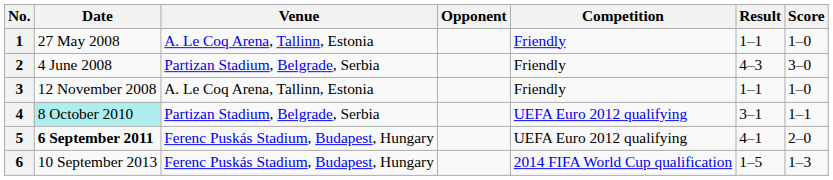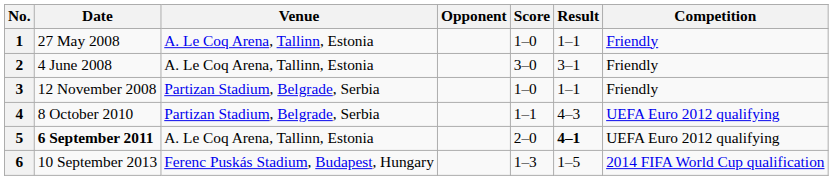columns swapped: (806, 16) <-> (623, 16)
(272, 65) Partizan Stadium, Belgrade, Serbia -> (269, 65) A. Le Coq Arena, Tallinn, Estonia
(751, 65) 4–3 -> (569, 65) 3–1
(269, 89) A. Le Coq Arena, Tallinn, Estonia -> (272, 89) Partizan Stadium, Belgrade, Serbia
(85, 114) paleturquoise background -> (85, 114) no background
(751, 114) 3–1 -> (569, 114) 4–3
(299, 138) Ferenc Puskás Stadium, Budapest, Hungary -> (269, 138) A. Le Coq Arena, Tallinn, Estonia
(751, 138) normal -> (569, 138) bold
